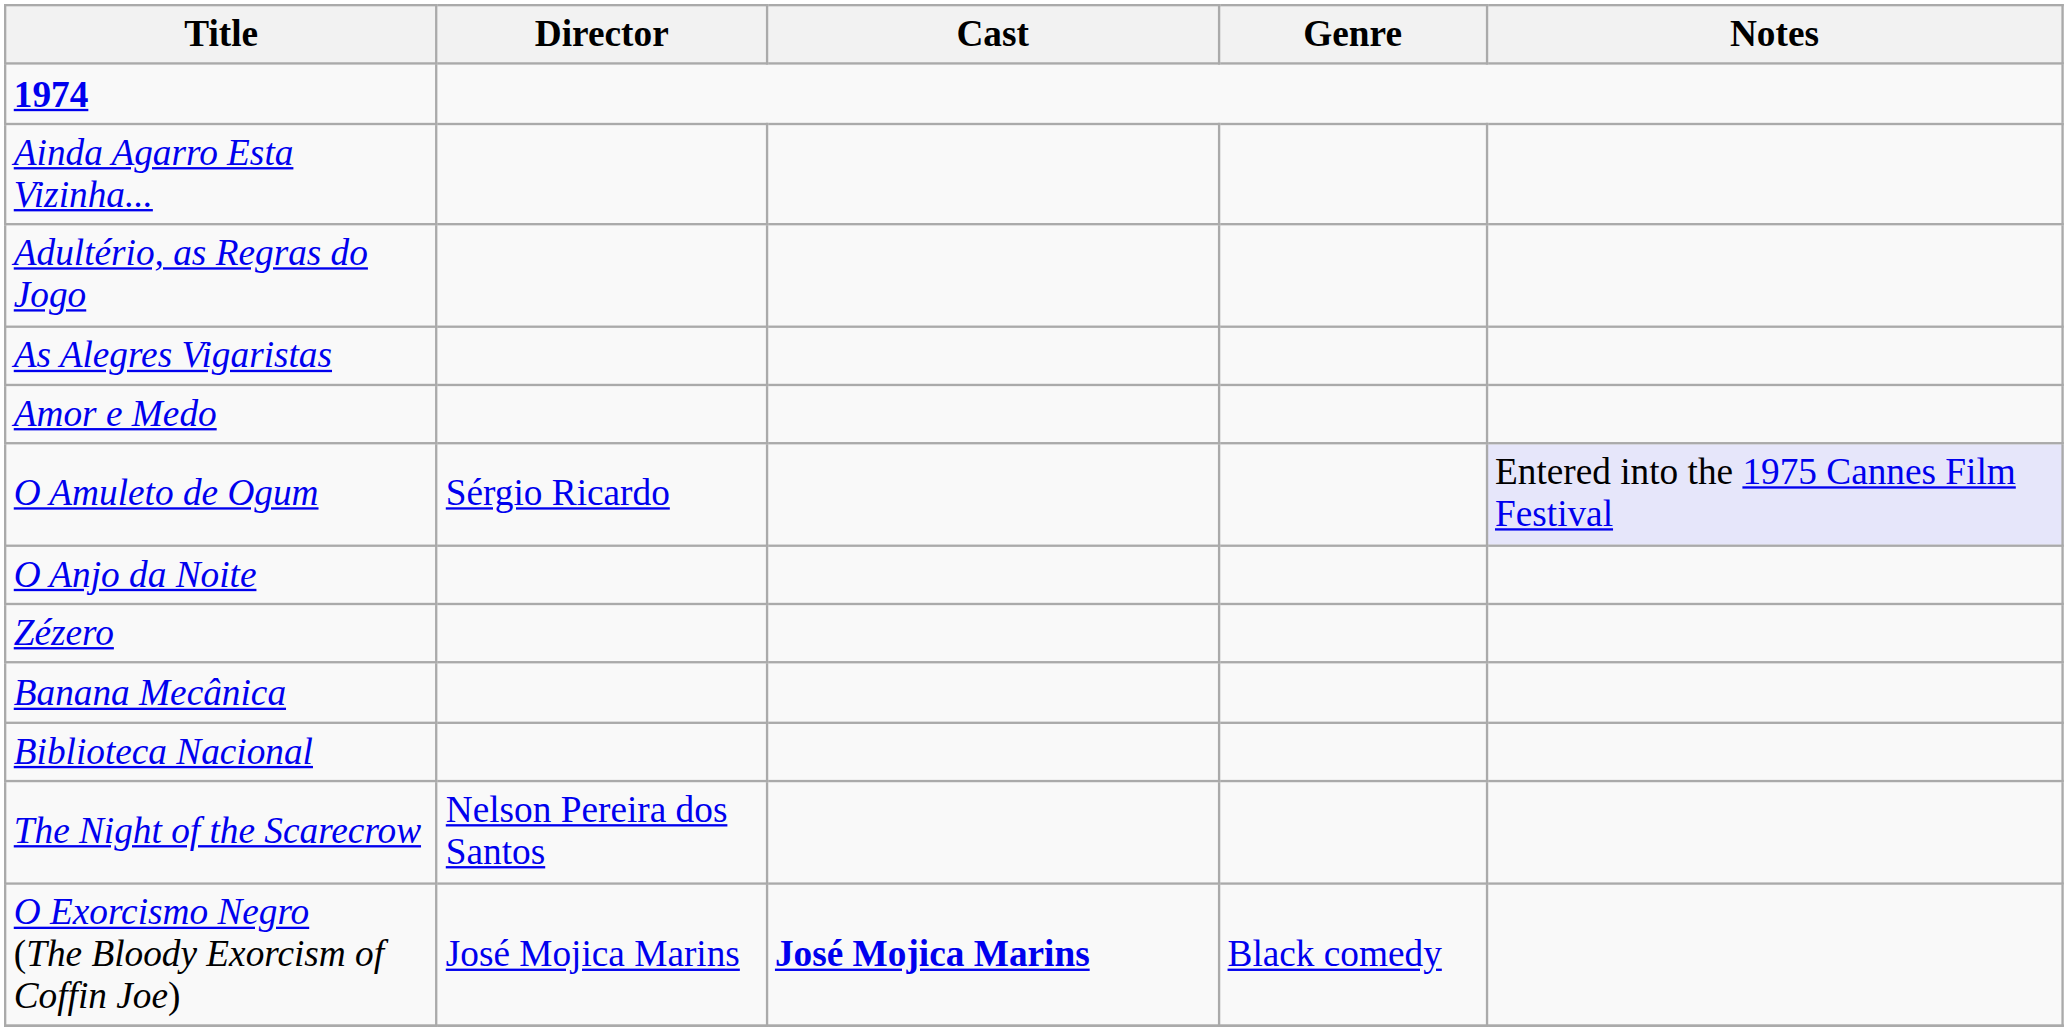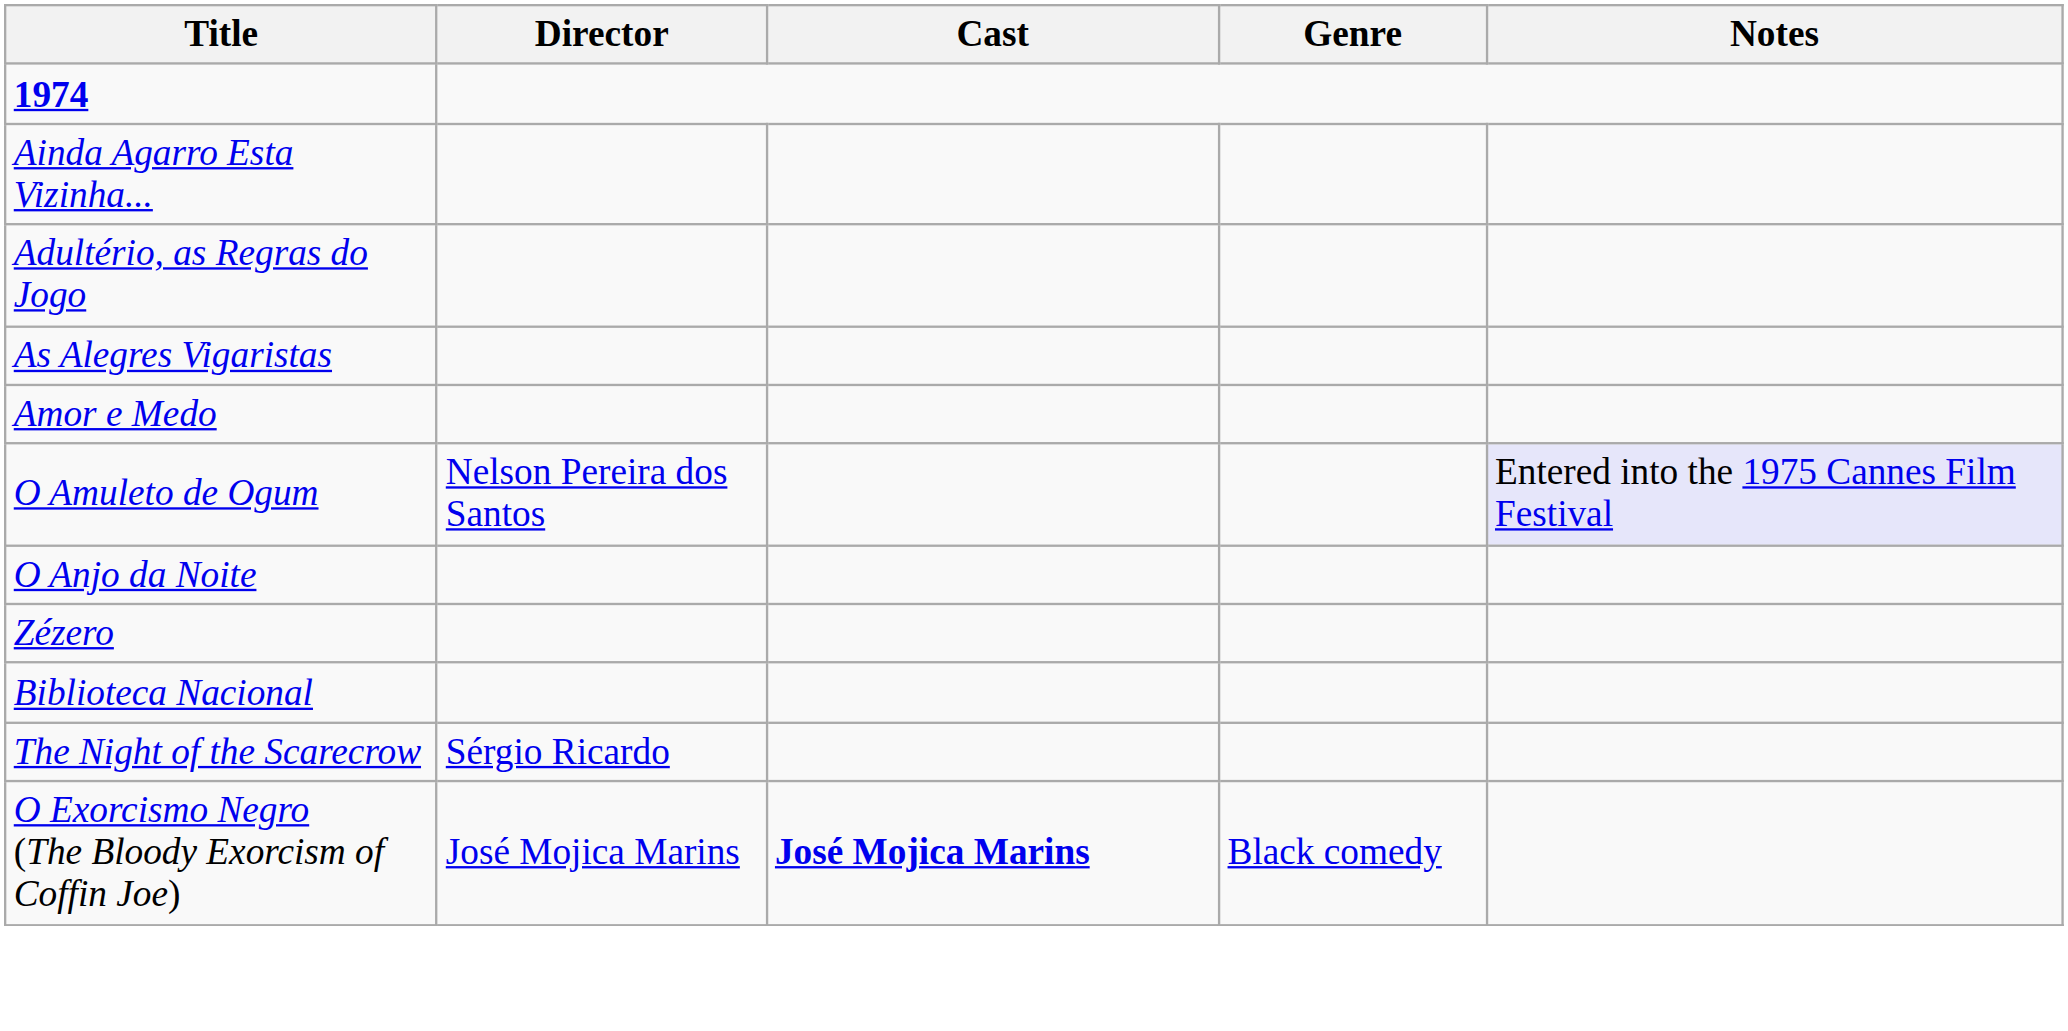(558, 493) Sérgio Ricardo -> (587, 493) Nelson Pereira dos Santos
- row: (150, 691)
(587, 831) Nelson Pereira dos Santos -> (558, 751) Sérgio Ricardo
